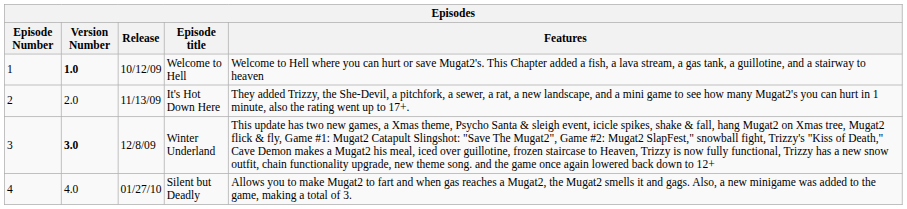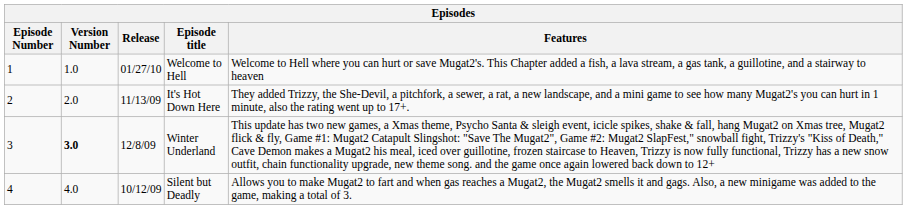(71, 69) bold -> (71, 69) normal
(141, 69) 10/12/09 -> (141, 69) 01/27/10
(141, 189) 01/27/10 -> (141, 189) 10/12/09
